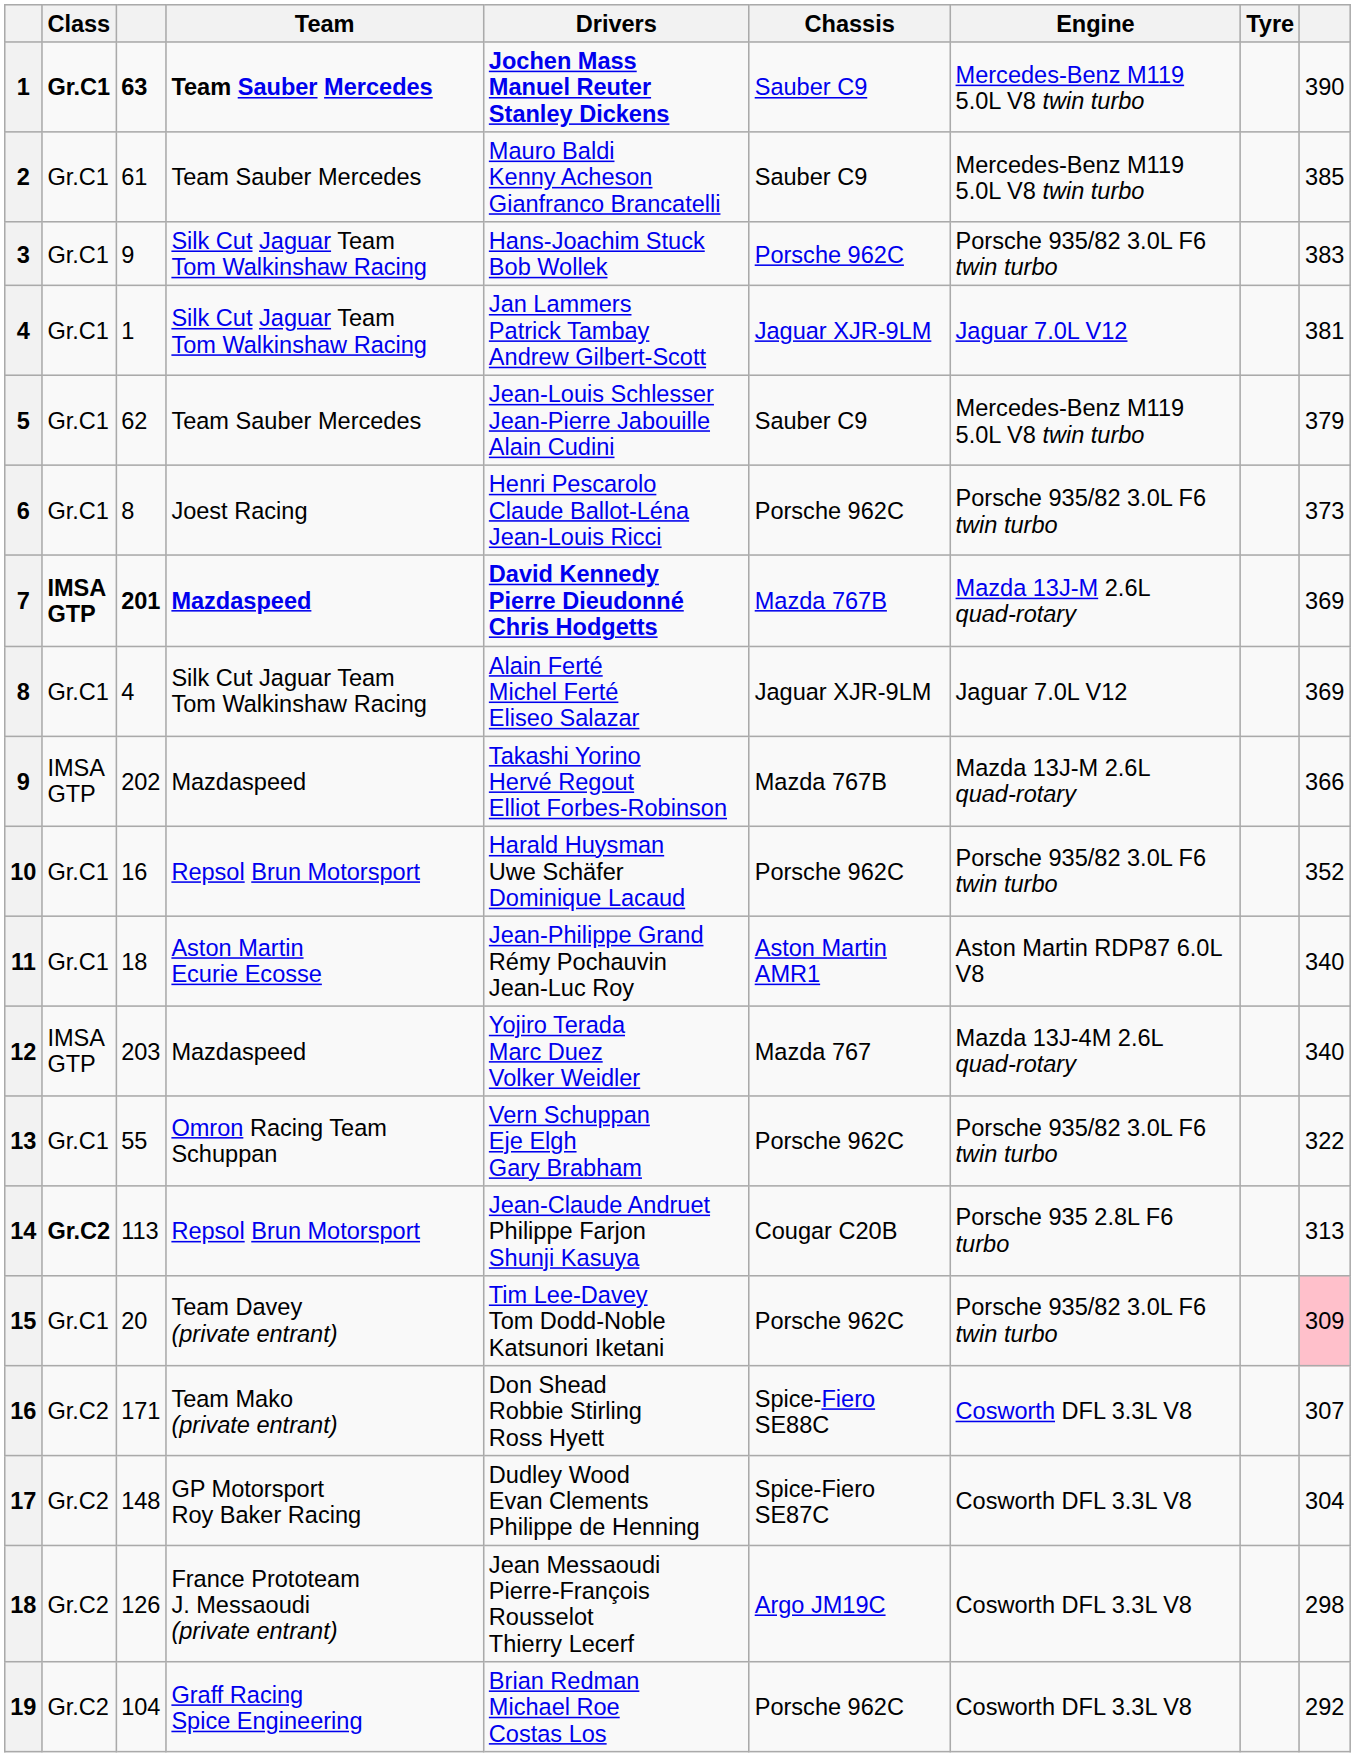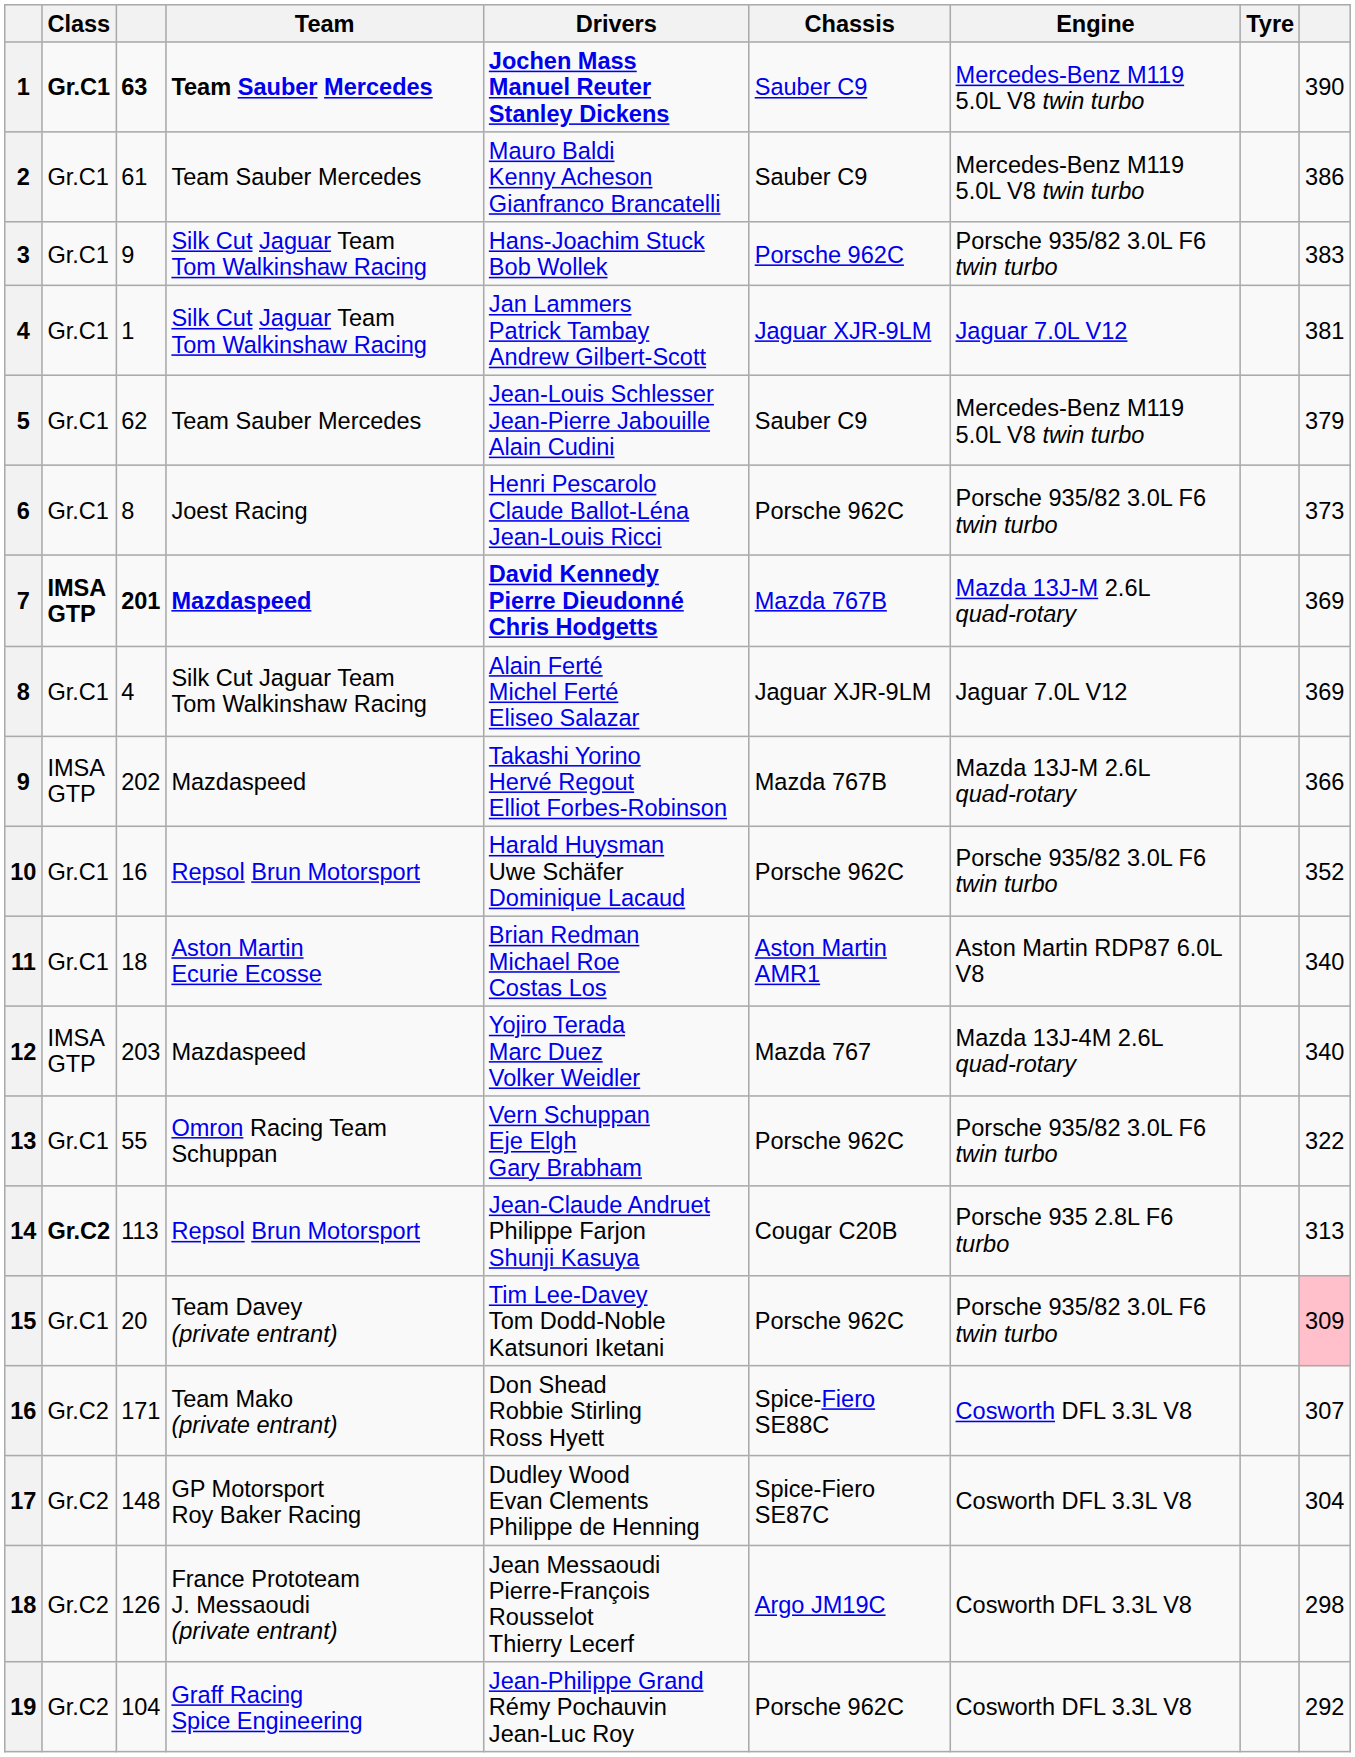(1325, 177) 385 -> (1325, 177) 386
(596, 961) Jean-Philippe Grand Rémy Pochauvin Jean-Luc Roy -> (564, 961) Brian Redman Michael Roe Costas Los
(564, 1707) Brian Redman Michael Roe Costas Los -> (596, 1707) Jean-Philippe Grand Rémy Pochauvin Jean-Luc Roy
